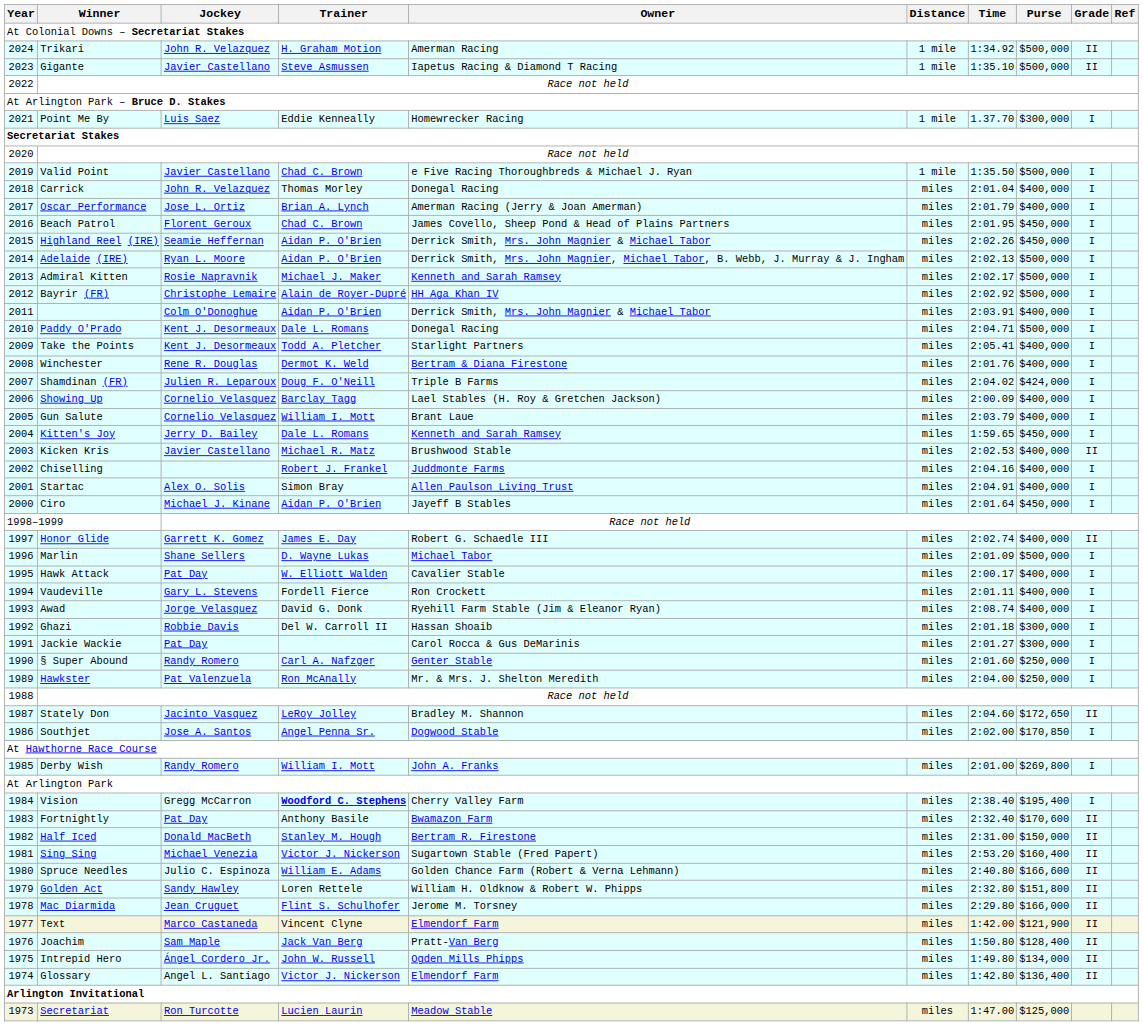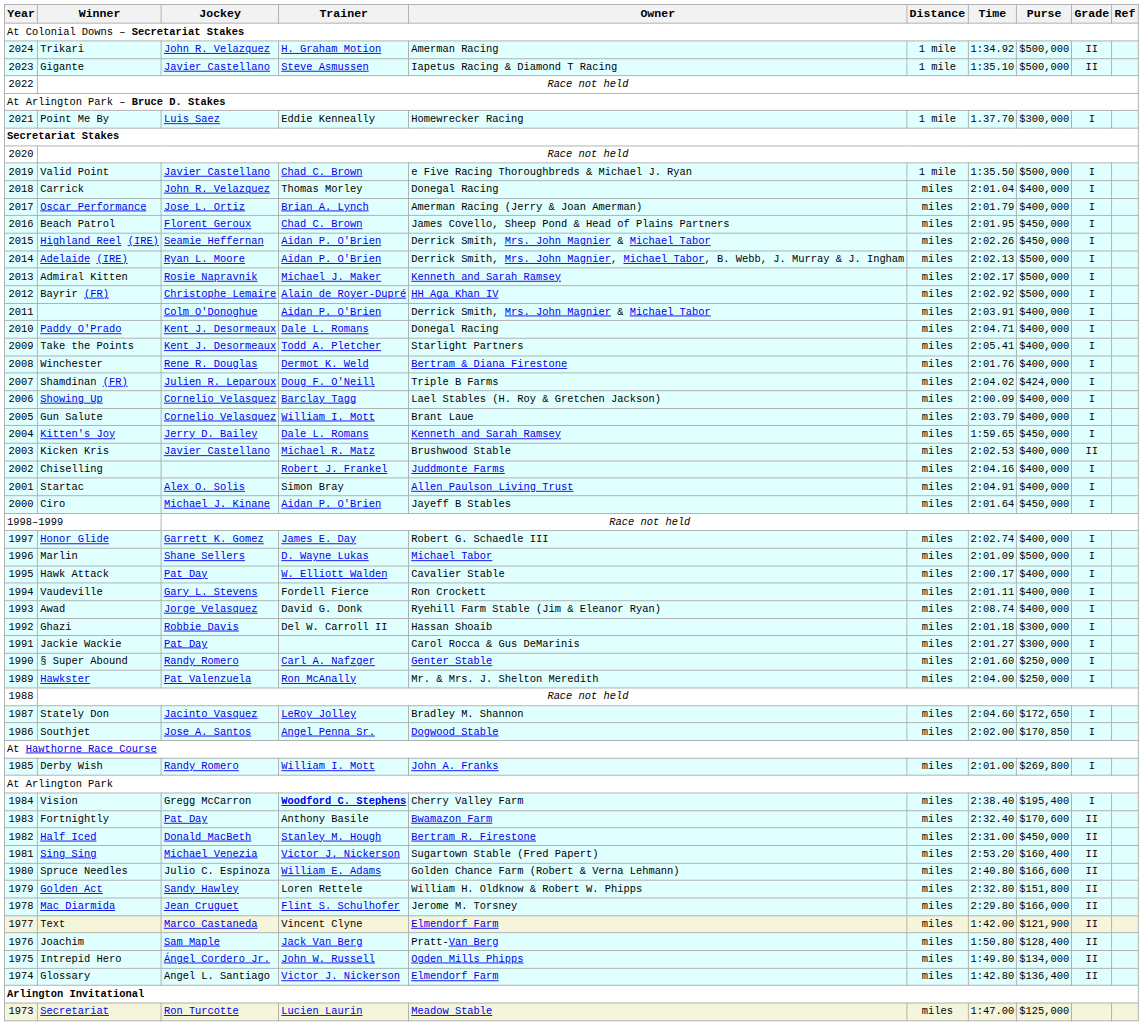(1044, 329) $500,000 -> (1044, 329) $400,000
(1092, 539) II -> (1092, 539) I
(1092, 714) II -> (1092, 714) I
(1044, 837) $150,000 -> (1044, 837) $450,000
